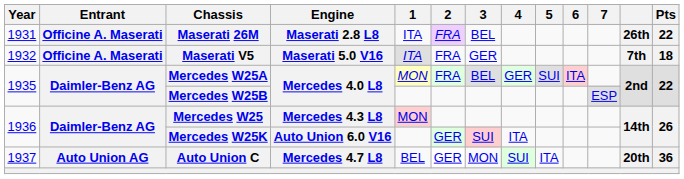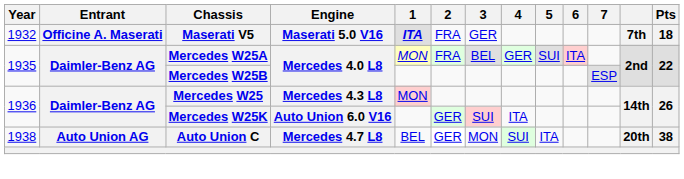- row: (218, 35)
(413, 55) normal -> (413, 35) bold
(22, 157) 1937 -> (22, 136) 1938
(666, 157) 36 -> (666, 136) 38
